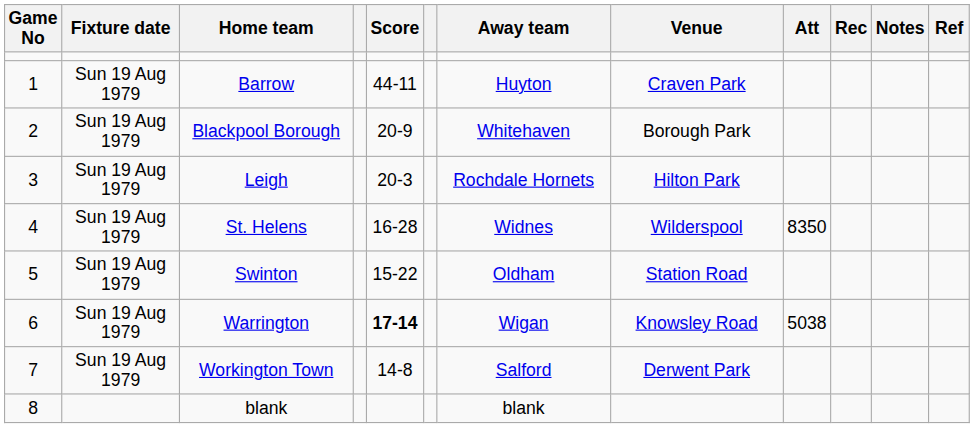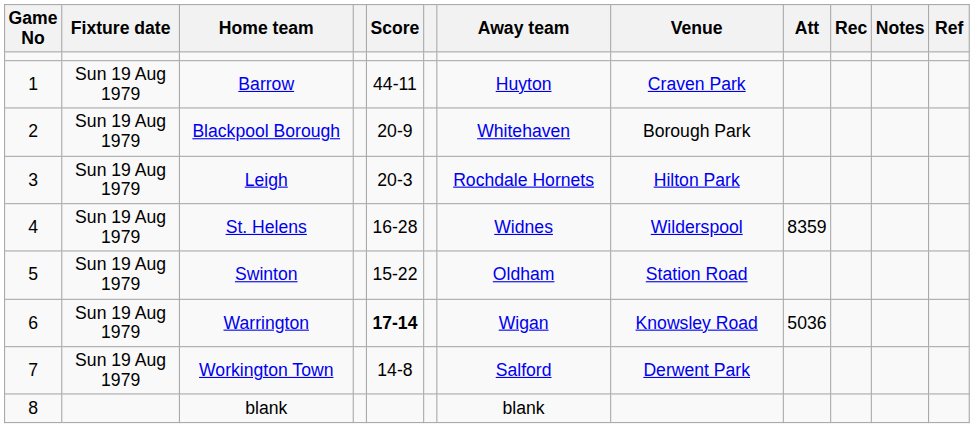(807, 227) 8350 -> (807, 227) 8359
(807, 322) 5038 -> (807, 322) 5036
